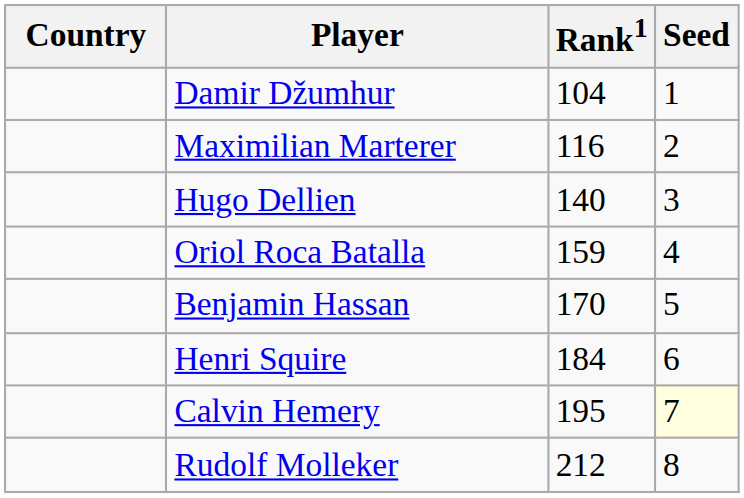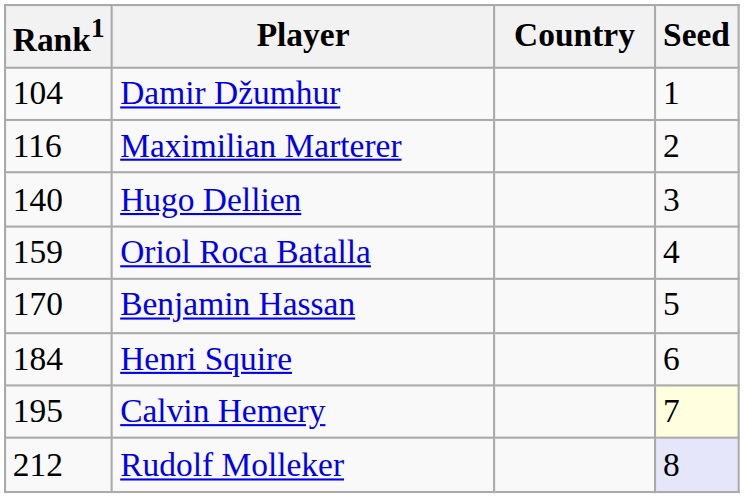columns swapped: (86, 35) <-> (602, 35)
(671, 464) no background -> (671, 464) lavender background
